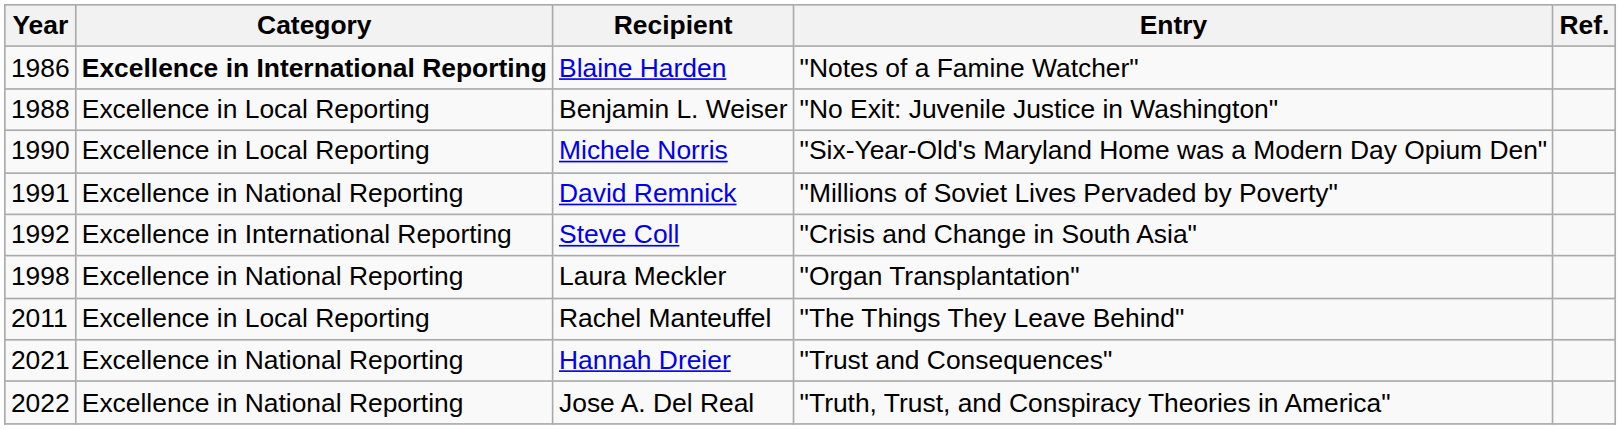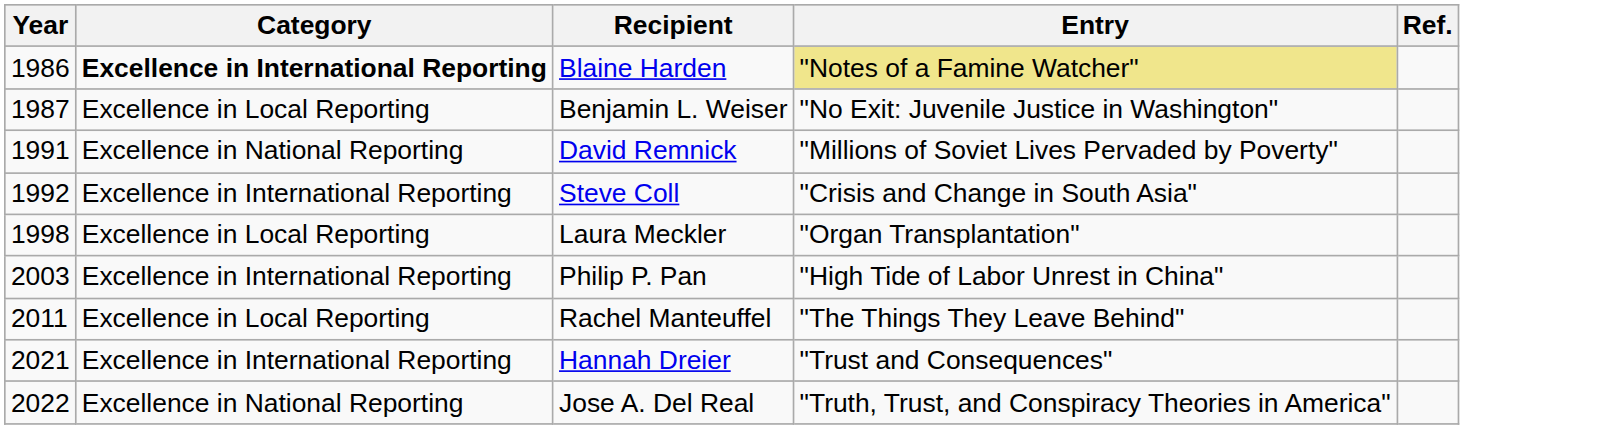(969, 67) no background -> (969, 67) khaki background
(40, 109) 1988 -> (40, 109) 1987
- row: (643, 151)
(273, 276) Excellence in National Reporting -> (256, 234) Excellence in Local Reporting
+ row: (633, 276)
(273, 360) Excellence in National Reporting -> (297, 360) Excellence in International Reporting
